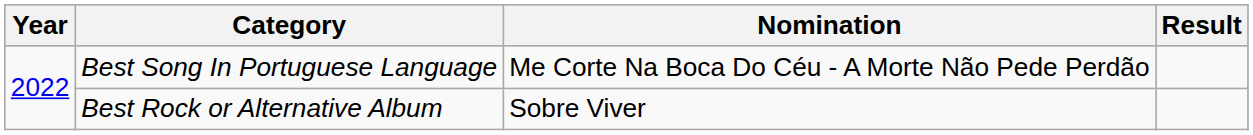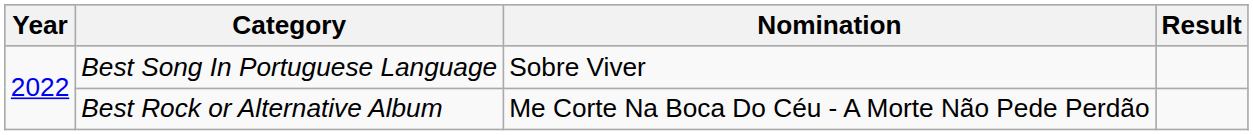(829, 66) Me Corte Na Boca Do Céu - A Morte Não Pede Perdão -> (578, 66) Sobre Viver
(578, 108) Sobre Viver -> (829, 108) Me Corte Na Boca Do Céu - A Morte Não Pede Perdão
